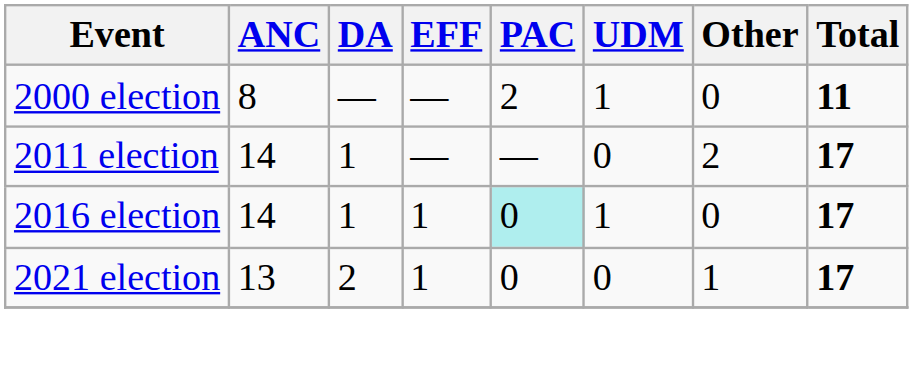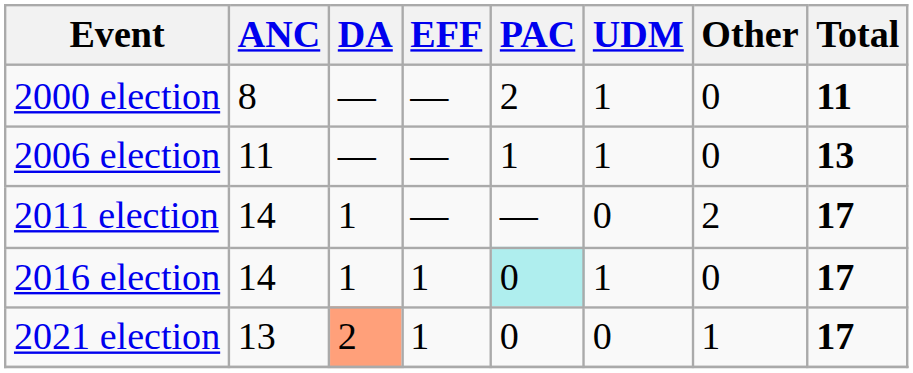+ row: (117, 155)
(347, 276) no background -> (347, 336) lightsalmon background
